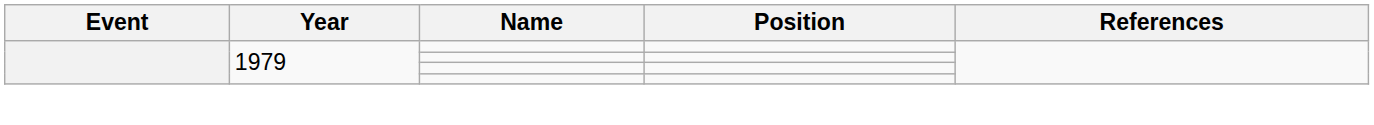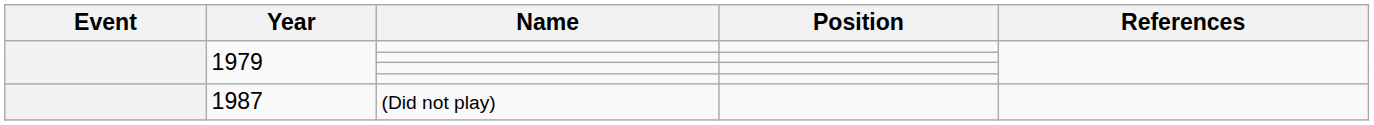+ row: (237, 101)
